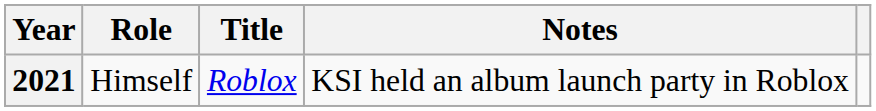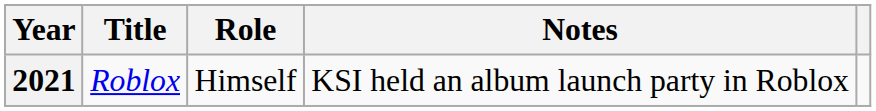columns swapped: (252, 29) <-> (141, 29)
